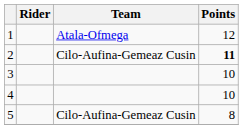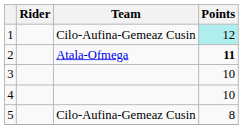(92, 34) Atala-Ofmega -> (126, 34) Cilo-Aufina-Gemeaz Cusin
(229, 34) no background -> (229, 34) paleturquoise background
(126, 54) Cilo-Aufina-Gemeaz Cusin -> (92, 54) Atala-Ofmega
